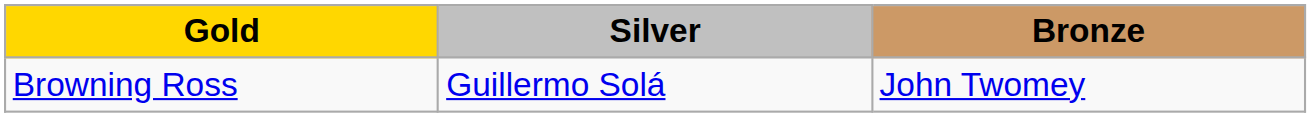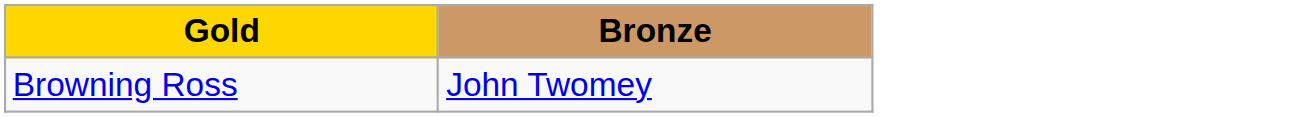- column: (655, 31)
